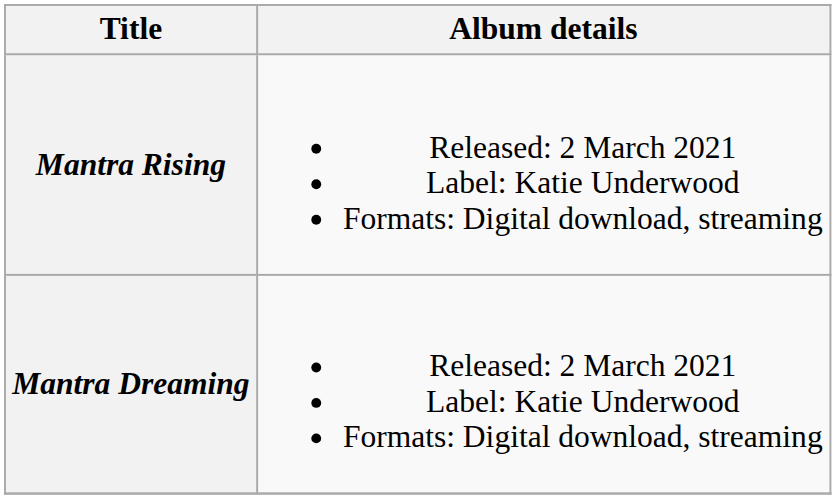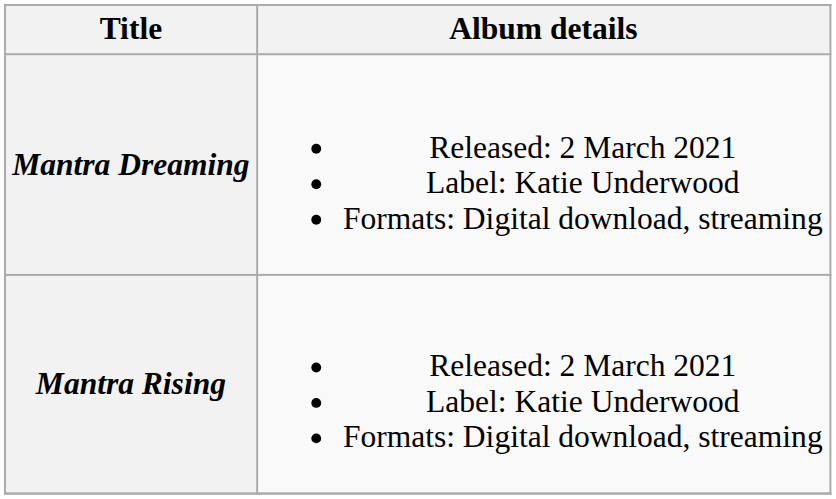rows swapped: (131, 383) <-> (131, 164)
